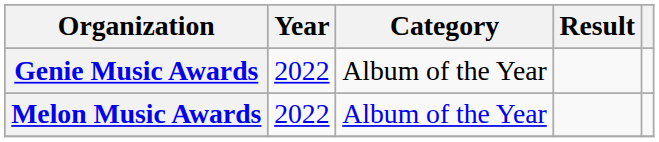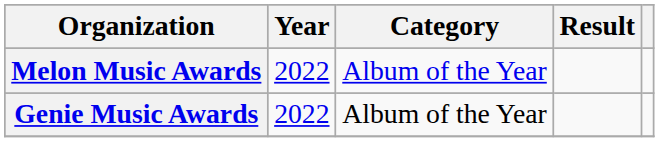rows swapped: (136, 70) <-> (136, 114)
